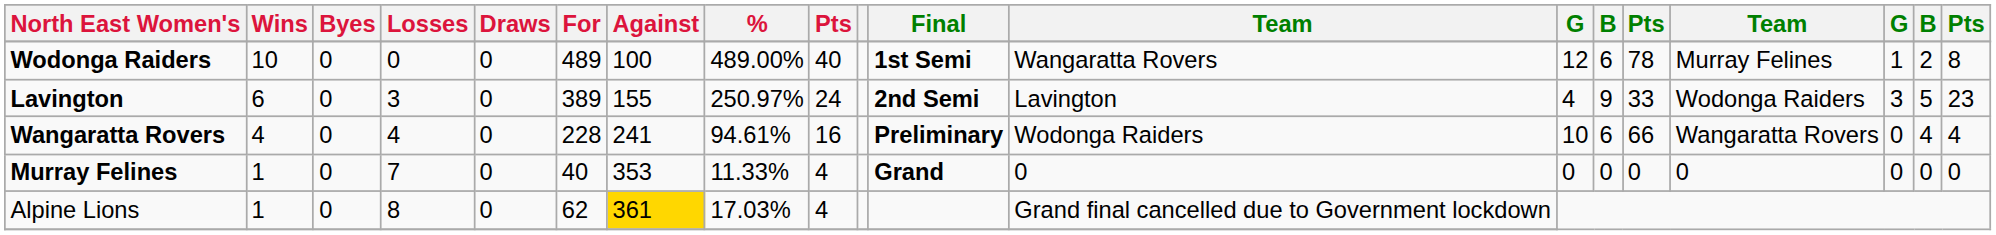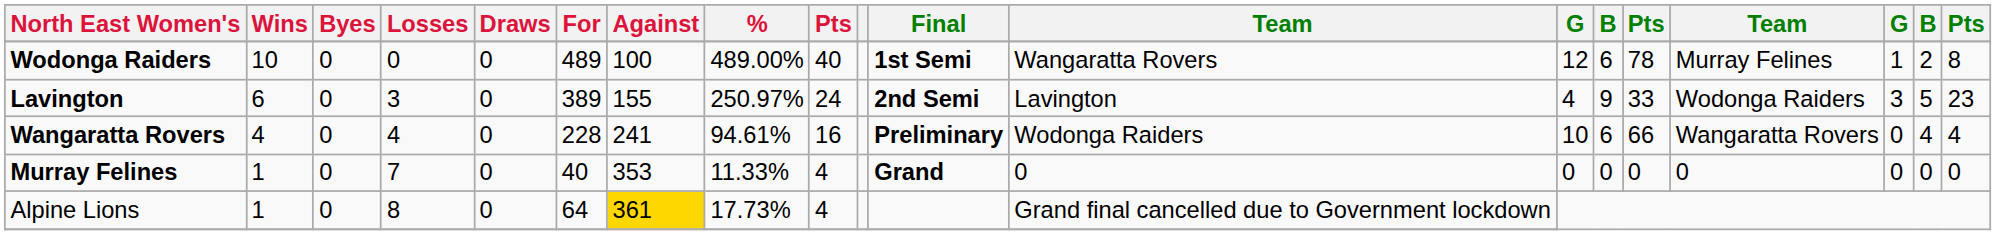(575, 210) 62 -> (575, 210) 64
(751, 210) 17.03% -> (751, 210) 17.73%
